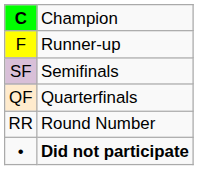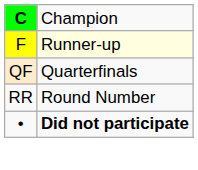(81, 44) no background -> (81, 44) lightyellow background
- row: (21, 71)
